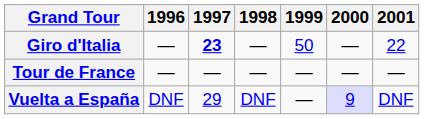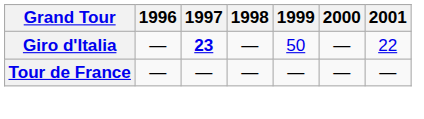- row: (74, 99)
